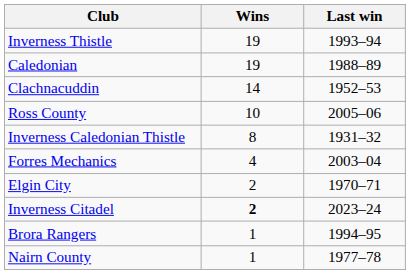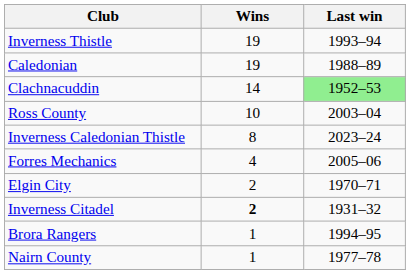(354, 88) no background -> (354, 88) lightgreen background
(354, 112) 2005–06 -> (354, 112) 2003–04
(354, 137) 1931–32 -> (354, 137) 2023–24
(354, 161) 2003–04 -> (354, 161) 2005–06
(354, 209) 2023–24 -> (354, 209) 1931–32
